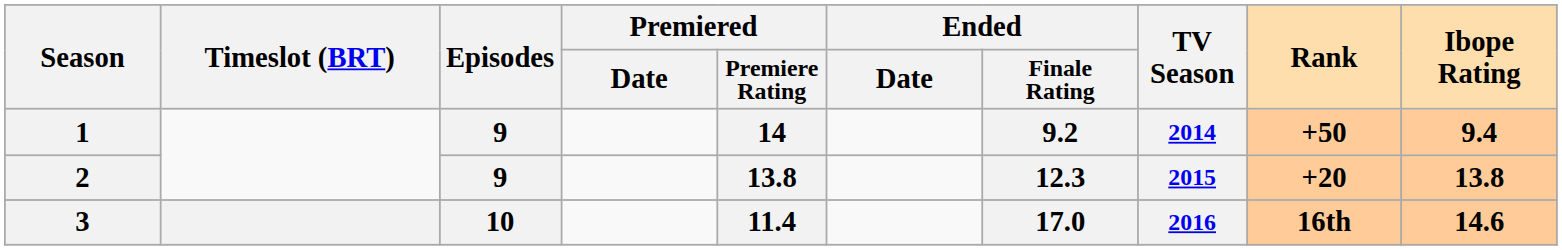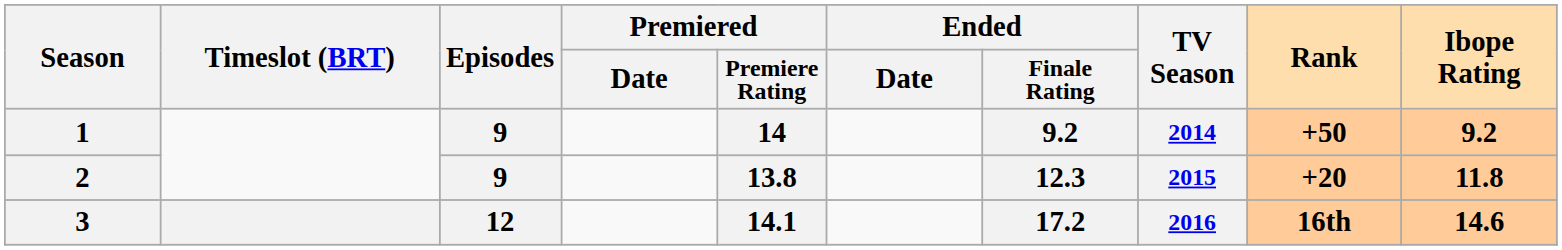(1479, 131) 9.4 -> (1479, 131) 9.2
(1479, 177) 13.8 -> (1479, 177) 11.8
(500, 222) 10 -> (500, 222) 12
(772, 222) 11.4 -> (772, 222) 14.1
(1060, 222) 17.0 -> (1060, 222) 17.2
